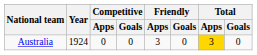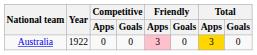(78, 42) 1924 -> (78, 42) 1922
(158, 42) no background -> (158, 42) pink background
